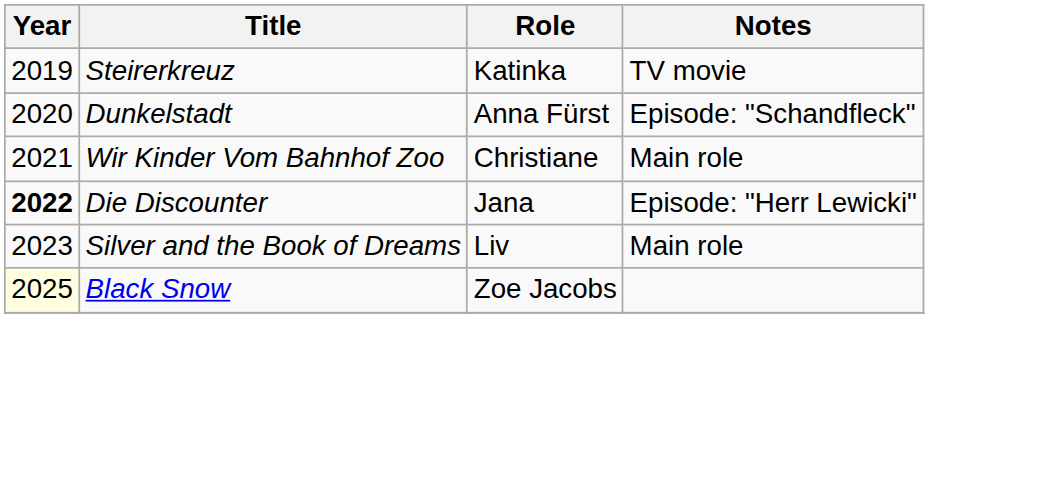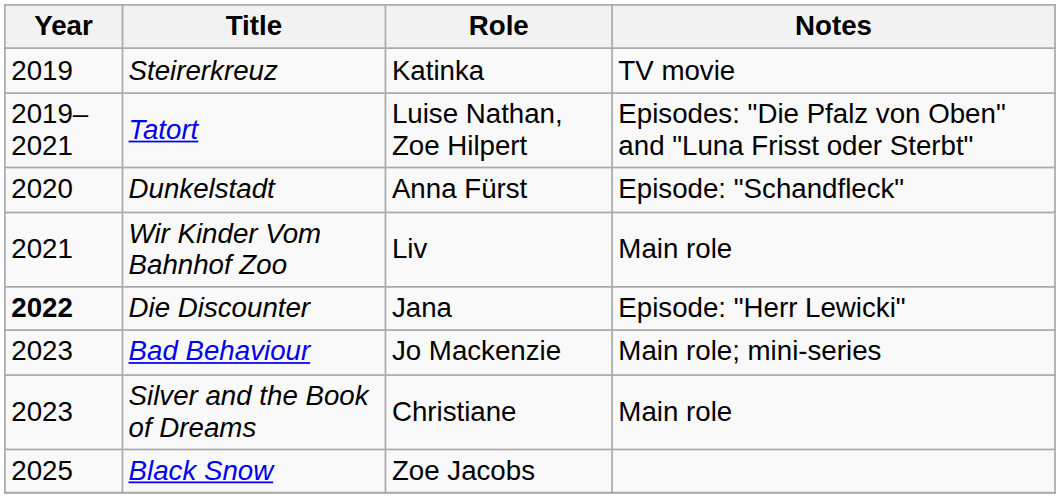+ row: (163, 129)
(536, 158) Christiane -> (410, 248) Liv
+ row: (219, 352)
(491, 245) Liv -> (454, 411) Christiane
(42, 289) lightyellow background -> (42, 471) no background
